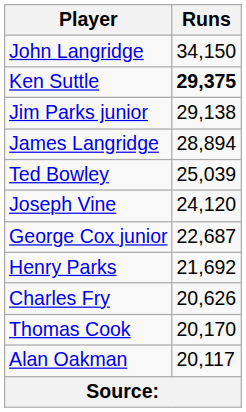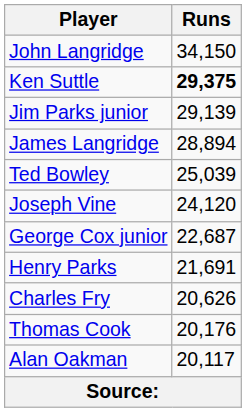(206, 112) 29,138 -> (206, 112) 29,139
(206, 267) 21,692 -> (206, 267) 21,691
(206, 329) 20,170 -> (206, 329) 20,176
